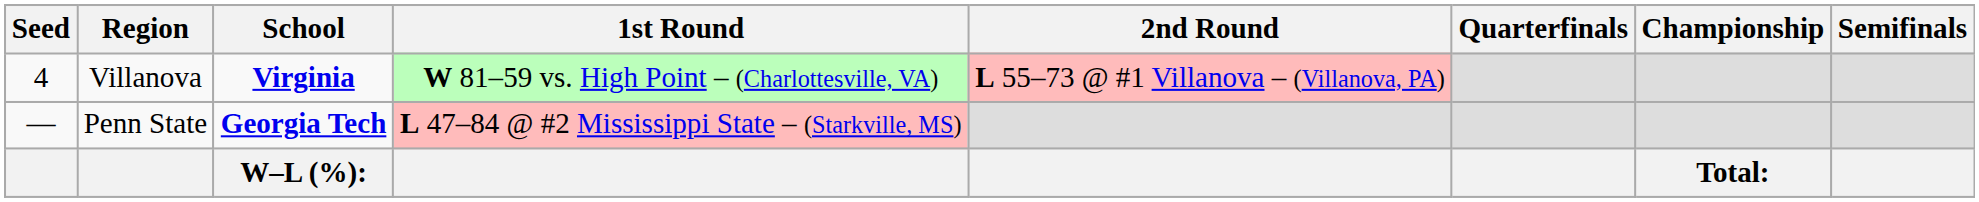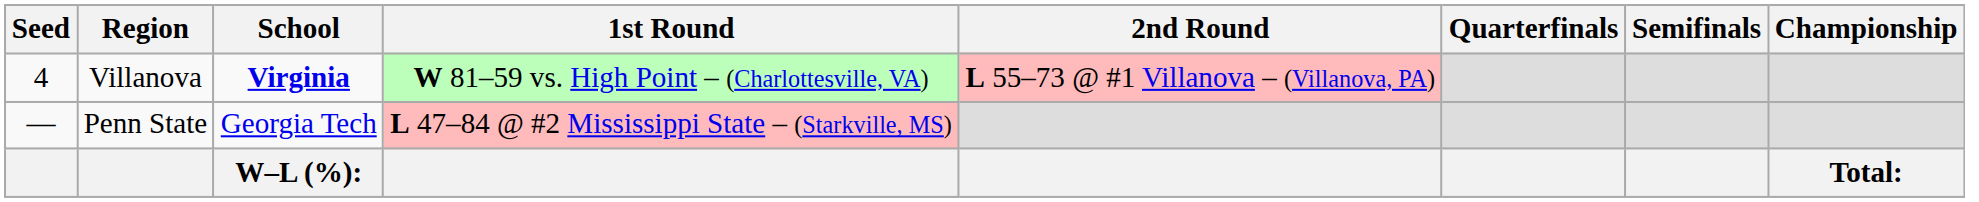columns swapped: (1902, 28) <-> (1733, 28)
(304, 124) bold -> (299, 124) normal
